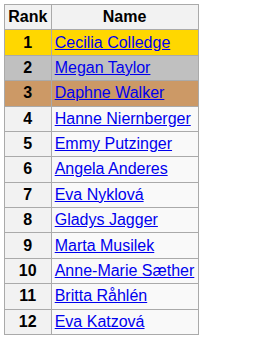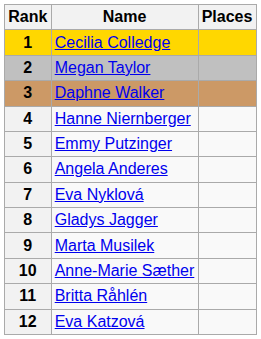+ column: (227, 17)
